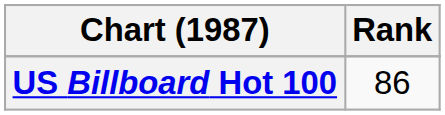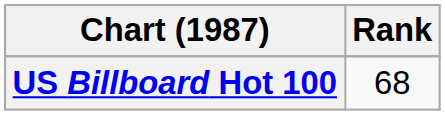(392, 82) 86 -> (392, 82) 68
